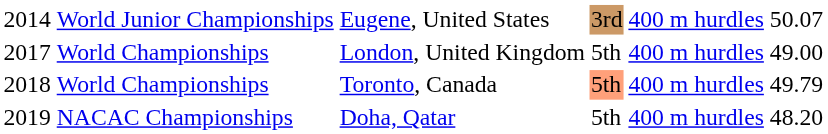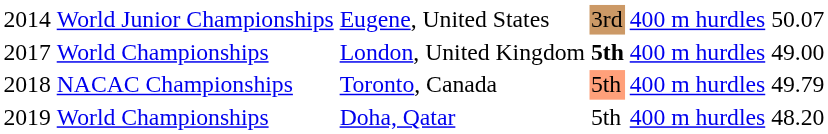(606, 52) normal -> (607, 52) bold
(163, 84) World Championships -> (175, 84) NACAC Championships
(175, 117) NACAC Championships -> (163, 117) World Championships
